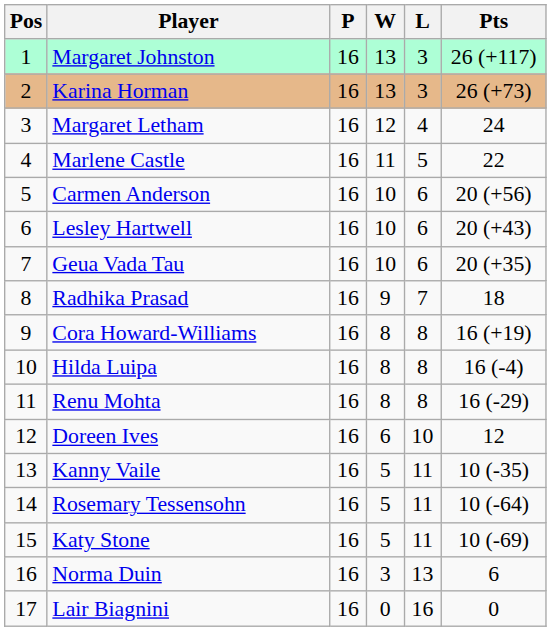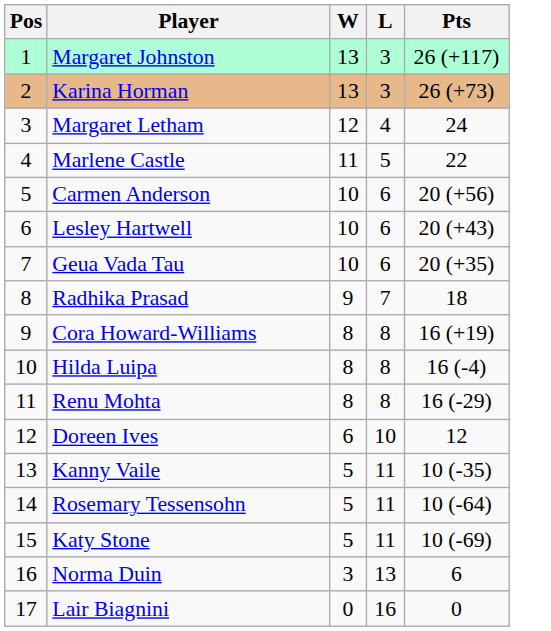- column: (348, 21)
